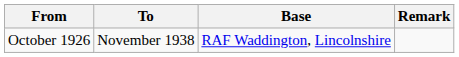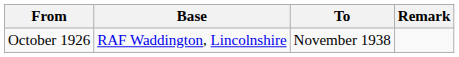columns swapped: (146, 16) <-> (296, 16)
